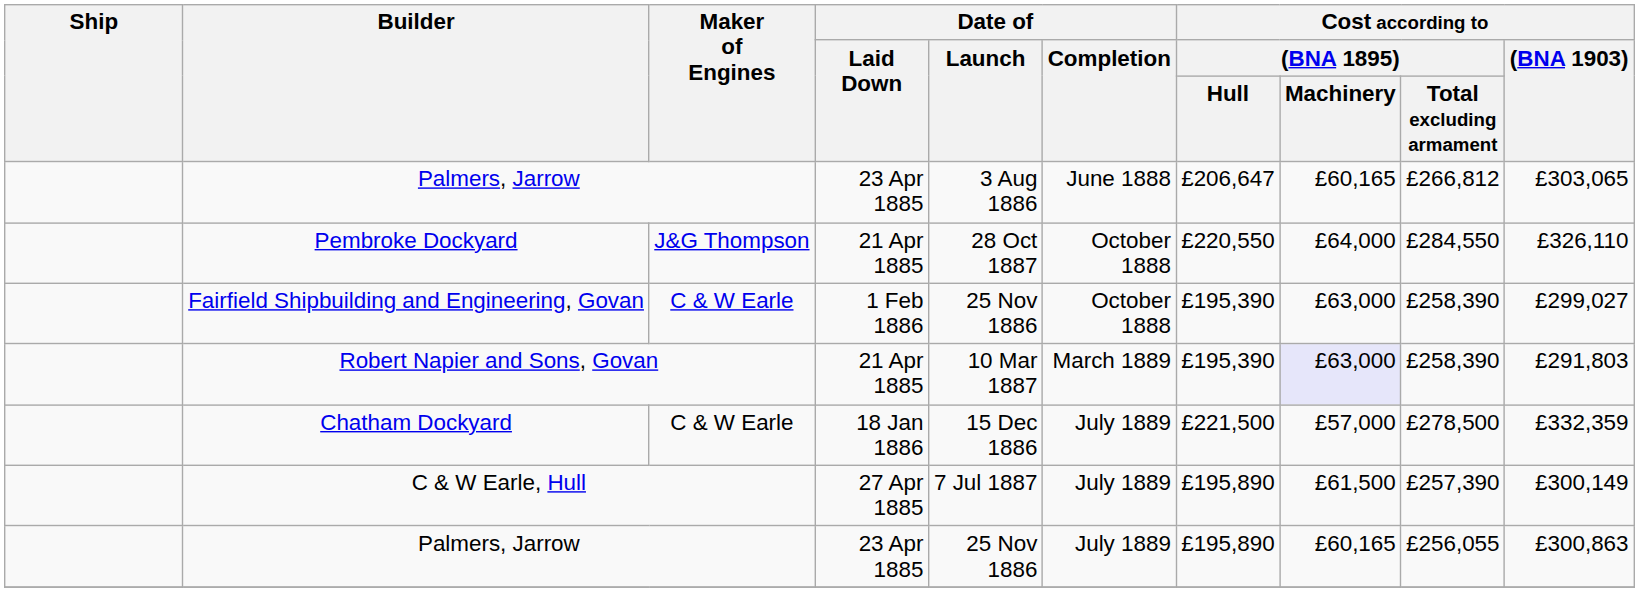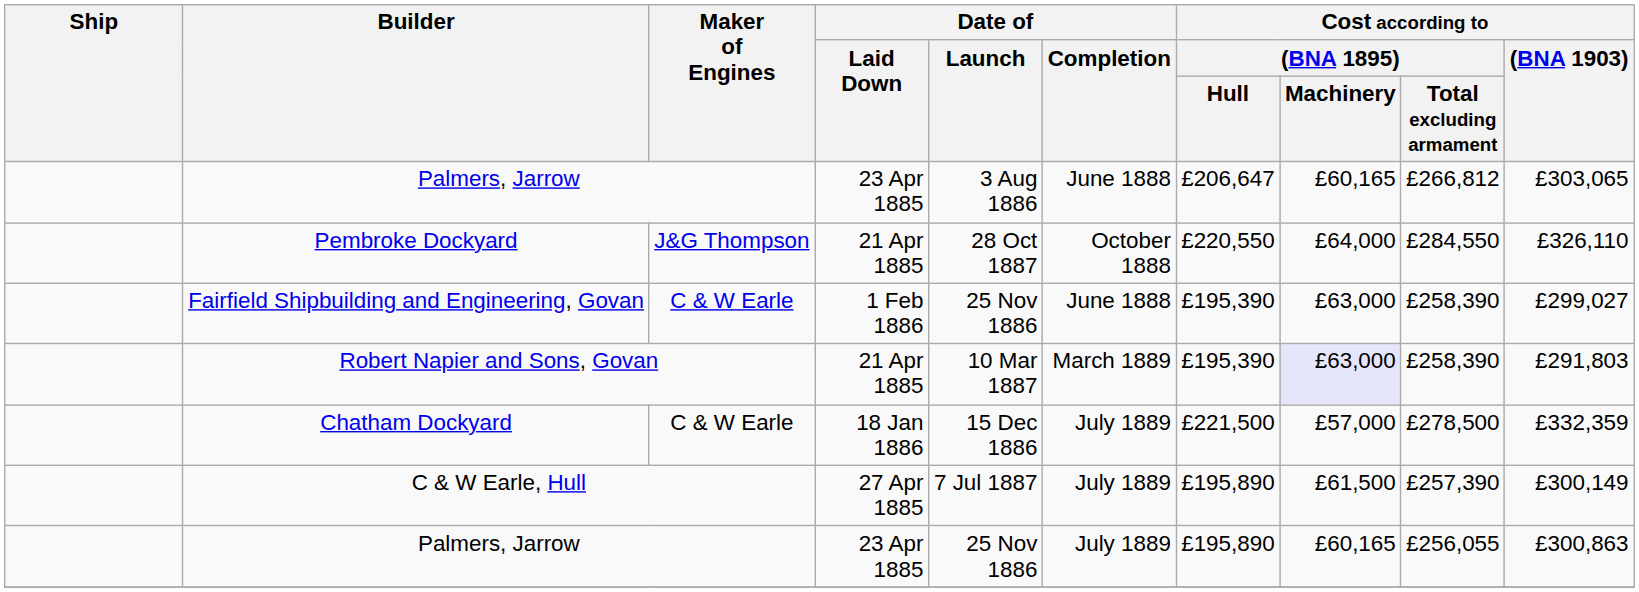(1131, 313) October 1888 -> (1119, 300) June 1888
